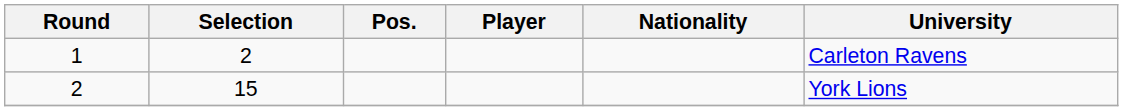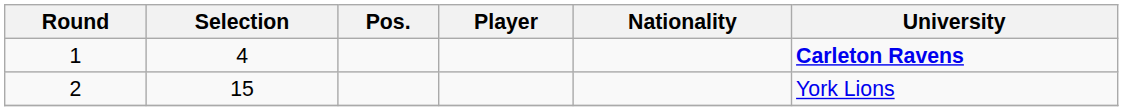(246, 55) 2 -> (242, 55) 4
(888, 55) normal -> (880, 55) bold
